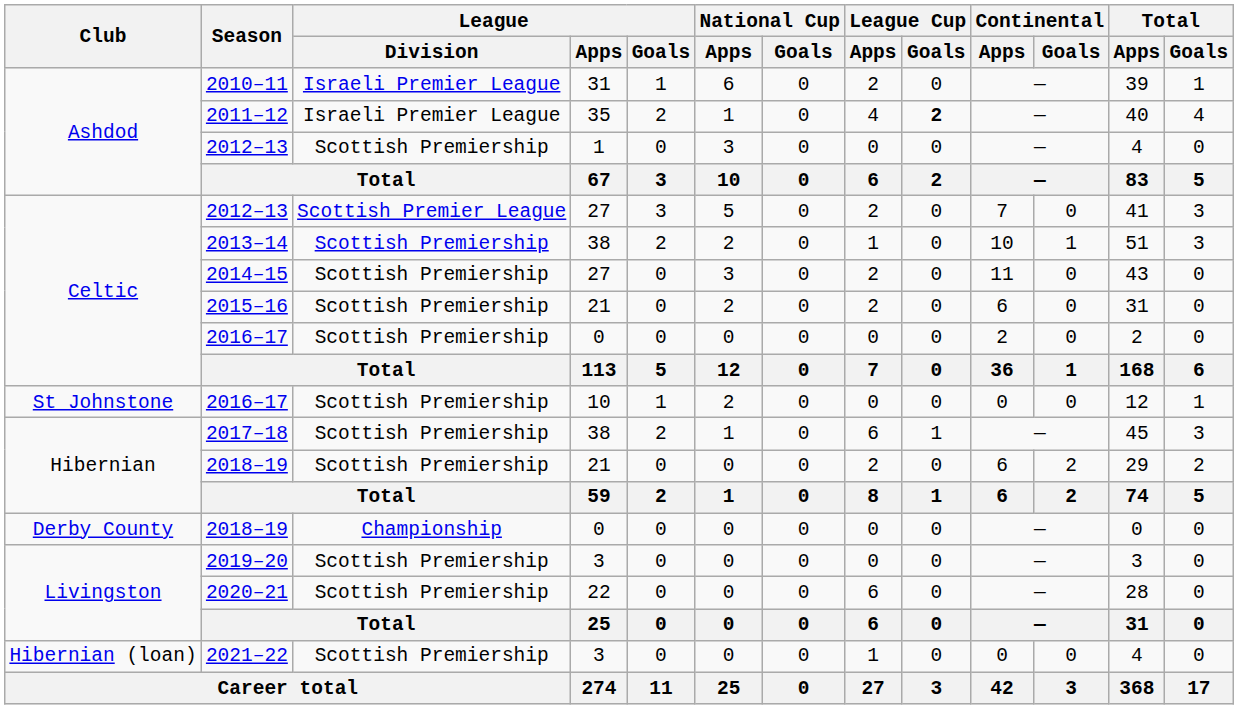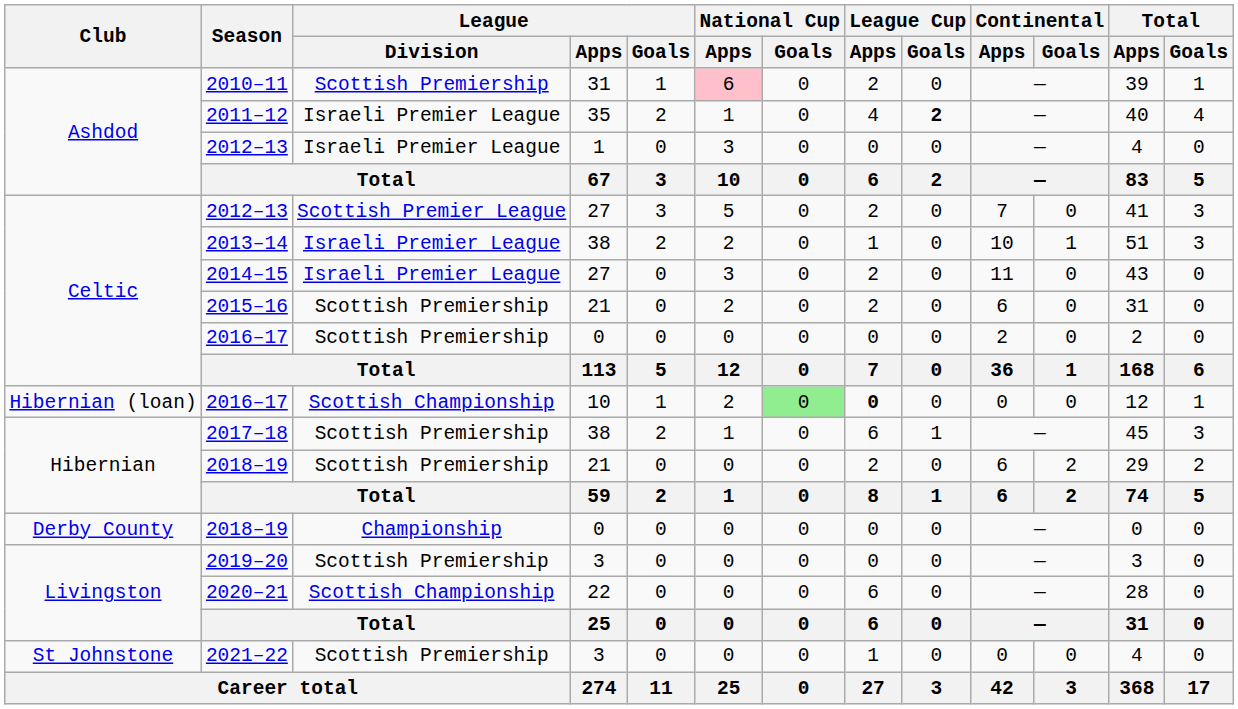(432, 84) Israeli Premier League -> (432, 84) Scottish Premiership
(729, 84) no background -> (729, 84) pink background
(432, 148) Scottish Premiership -> (432, 148) Israeli Premier League
(432, 243) Scottish Premiership -> (432, 243) Israeli Premier League
(432, 275) Scottish Premiership -> (432, 275) Israeli Premier League
(103, 402) St Johnstone -> (103, 402) Hibernian (loan)
(432, 402) Scottish Premiership -> (432, 402) Scottish Championship
(804, 402) no background -> (804, 402) lightgreen background
(873, 402) normal -> (873, 402) bold
(432, 593) Scottish Premiership -> (432, 593) Scottish Championship
(103, 656) Hibernian (loan) -> (103, 656) St Johnstone
